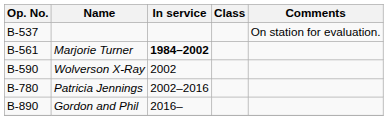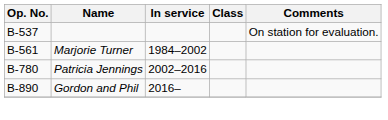(179, 50) bold -> (178, 50) normal
- row: (23, 69)
